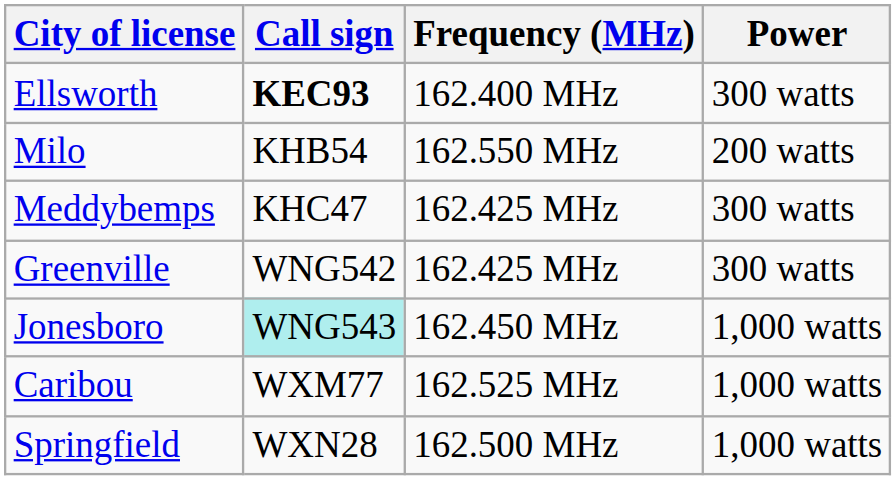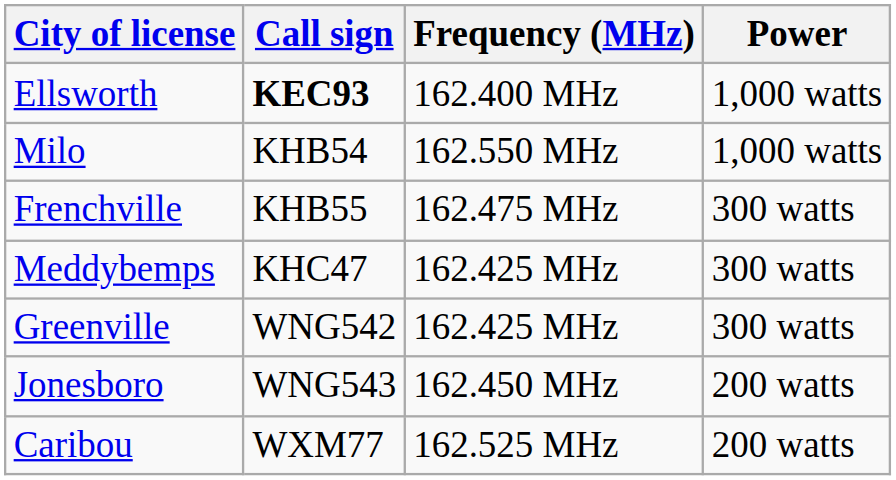(783, 92) 300 watts -> (797, 92) 1,000 watts
(783, 151) 200 watts -> (797, 151) 1,000 watts
+ row: (98, 209)
(324, 326) paleturquoise background -> (324, 385) no background
(797, 326) 1,000 watts -> (783, 385) 200 watts
(797, 385) 1,000 watts -> (783, 444) 200 watts
- row: (97, 444)
